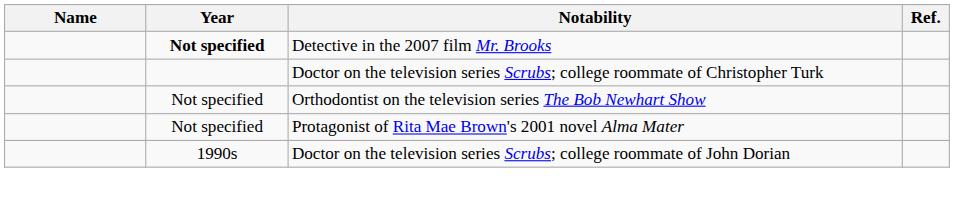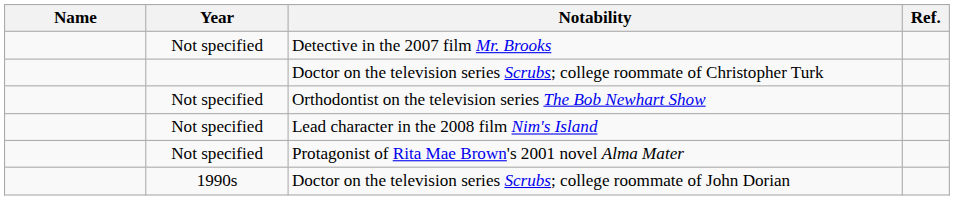(217, 45) bold -> (217, 45) normal
+ row: (445, 126)
